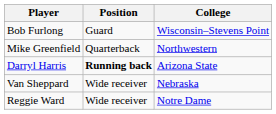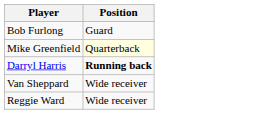- column: (213, 13)
(113, 48) no background -> (113, 48) lightyellow background
